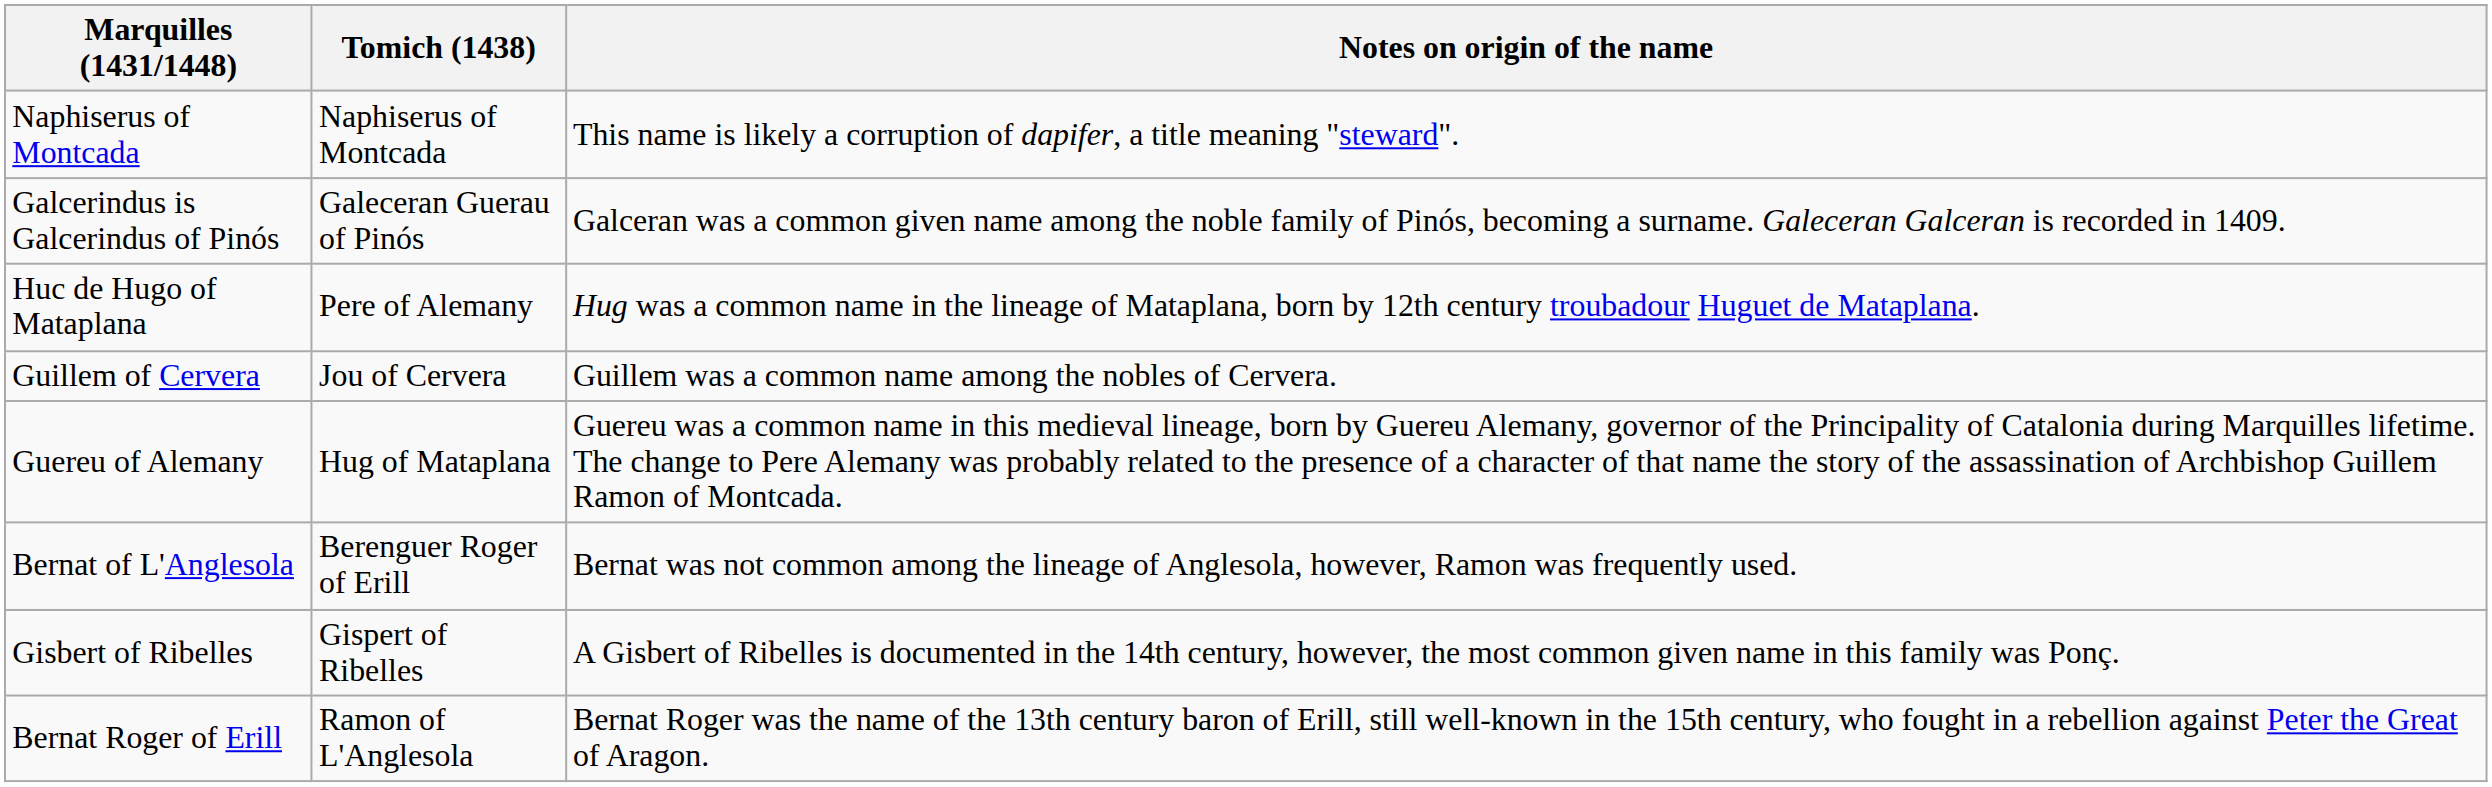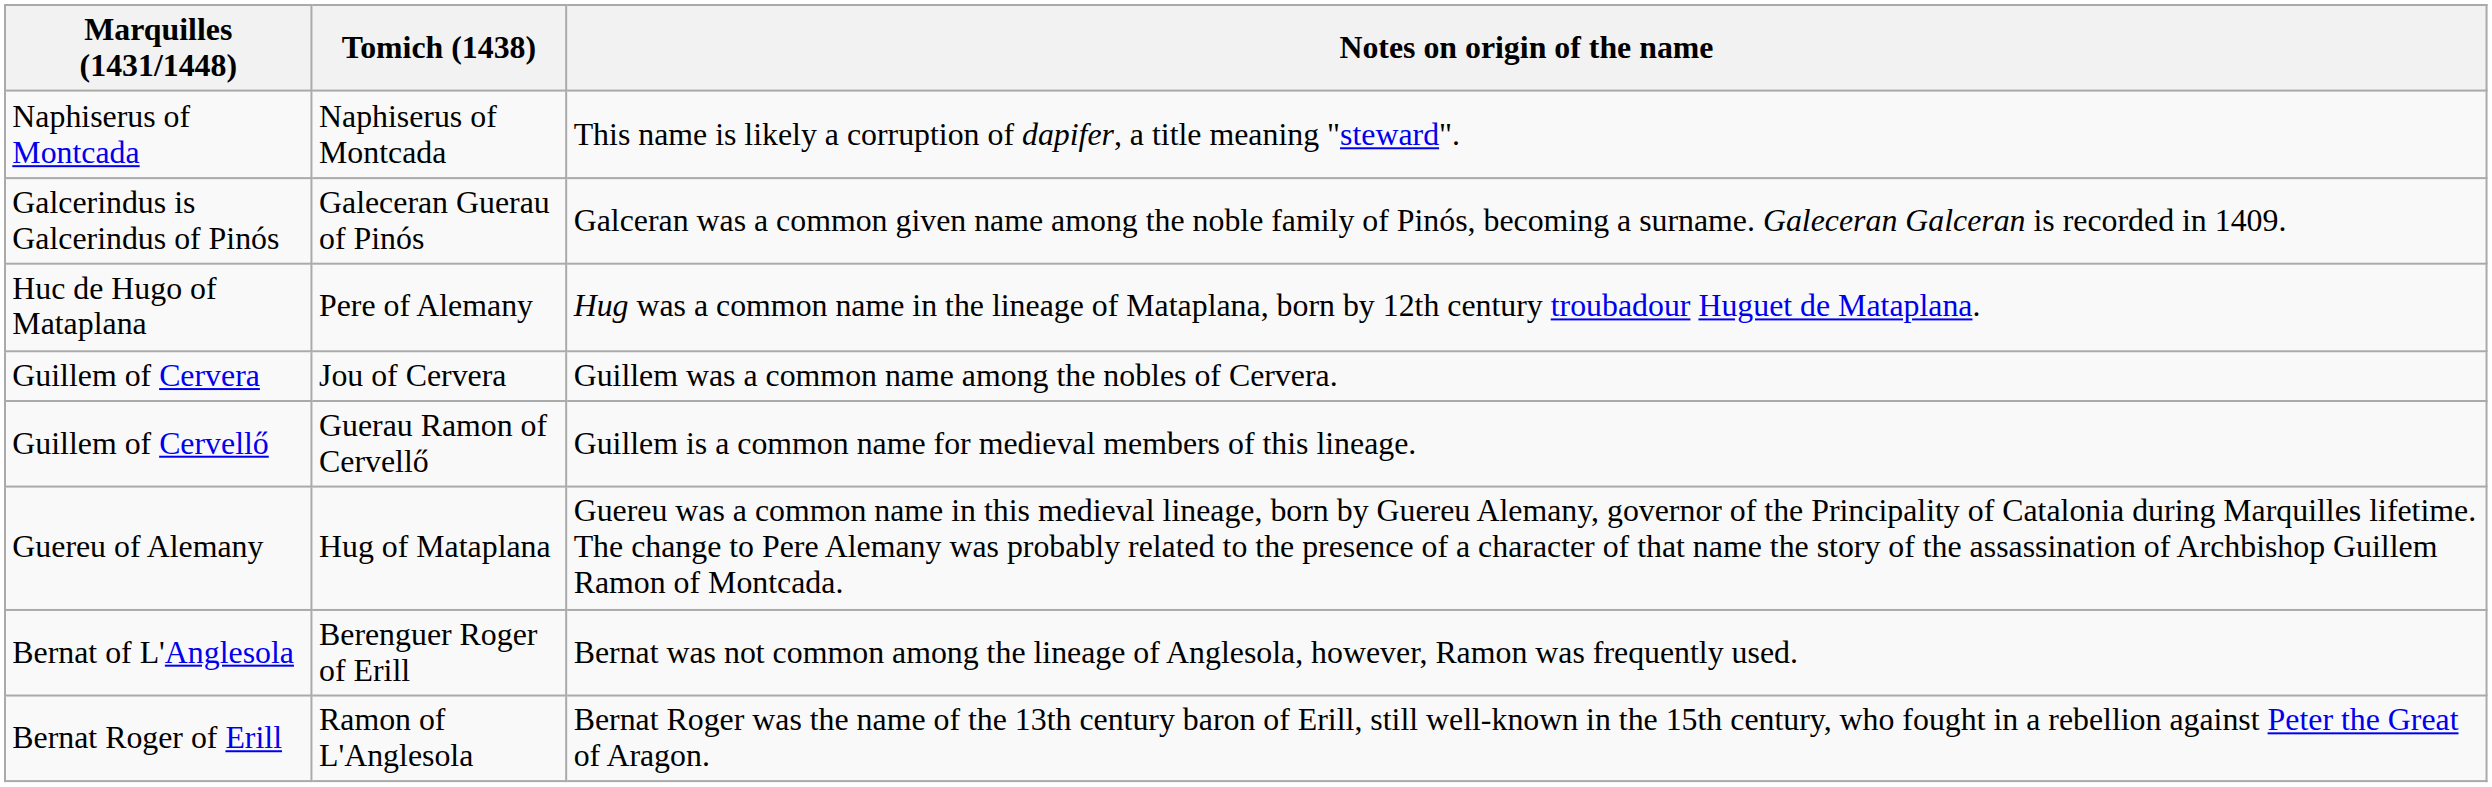+ row: (141, 443)
- row: (133, 651)
